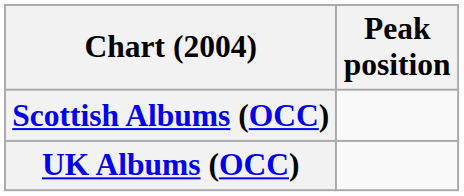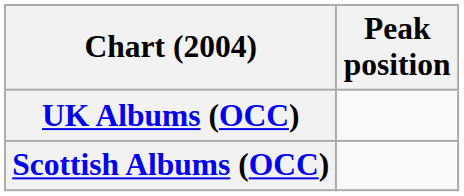rows swapped: (171, 114) <-> (171, 164)
